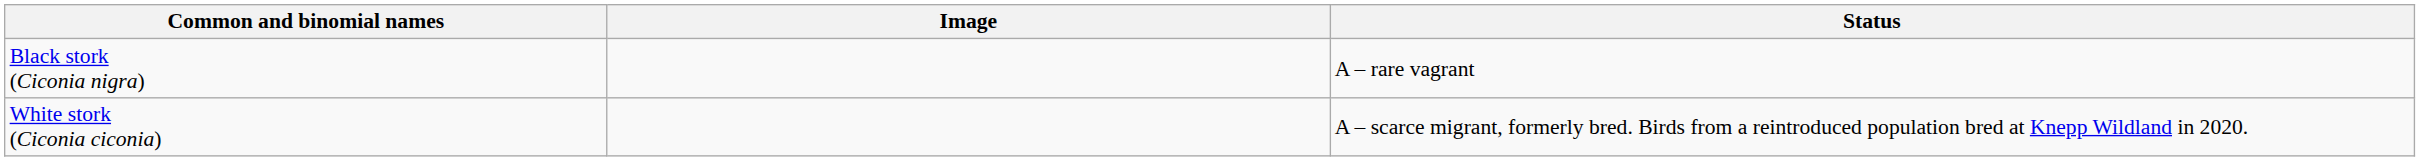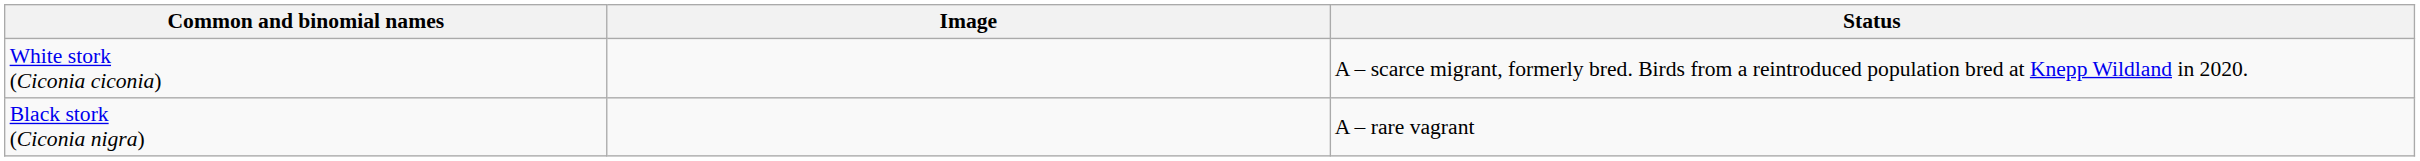rows swapped: (77, 68) <-> (86, 126)
